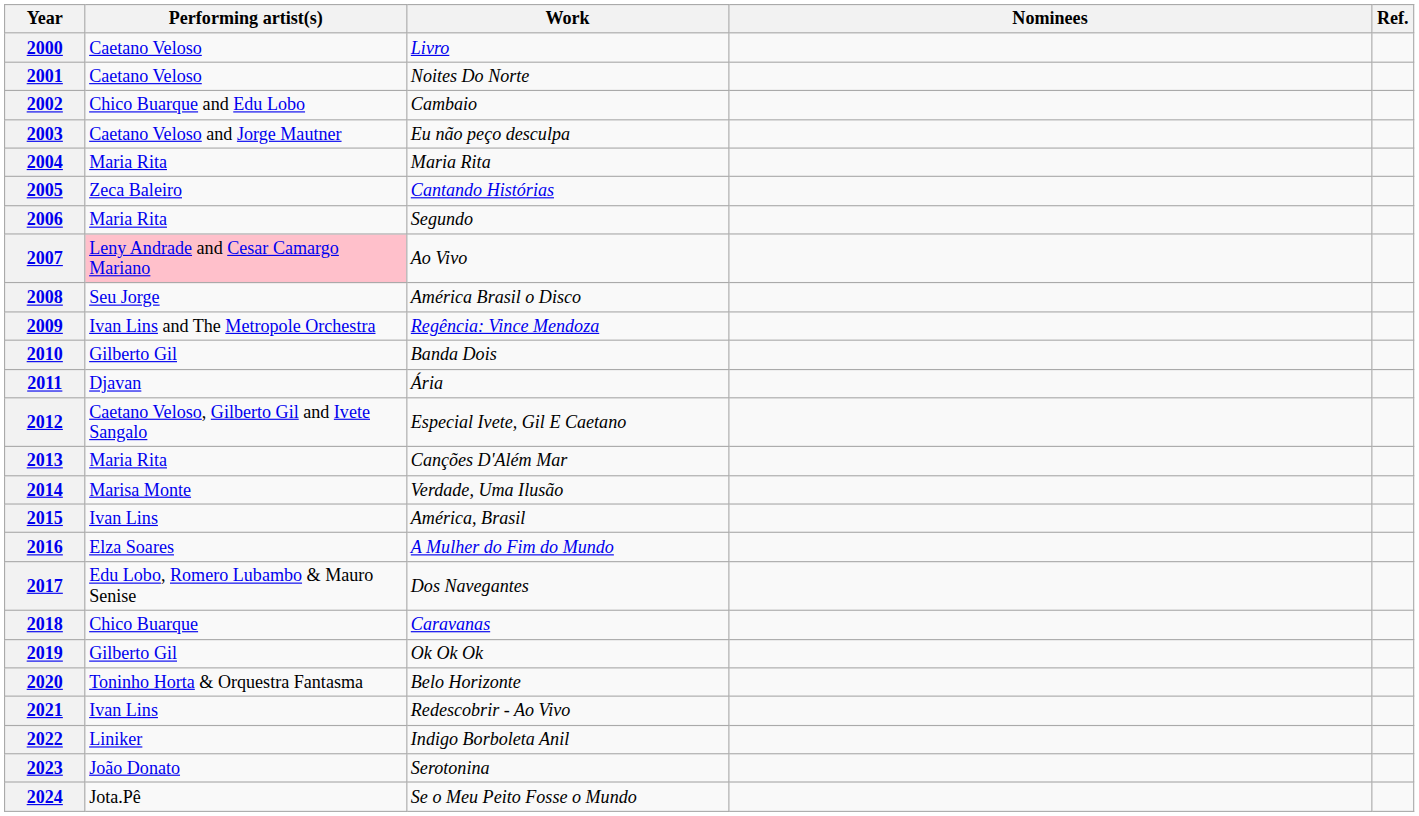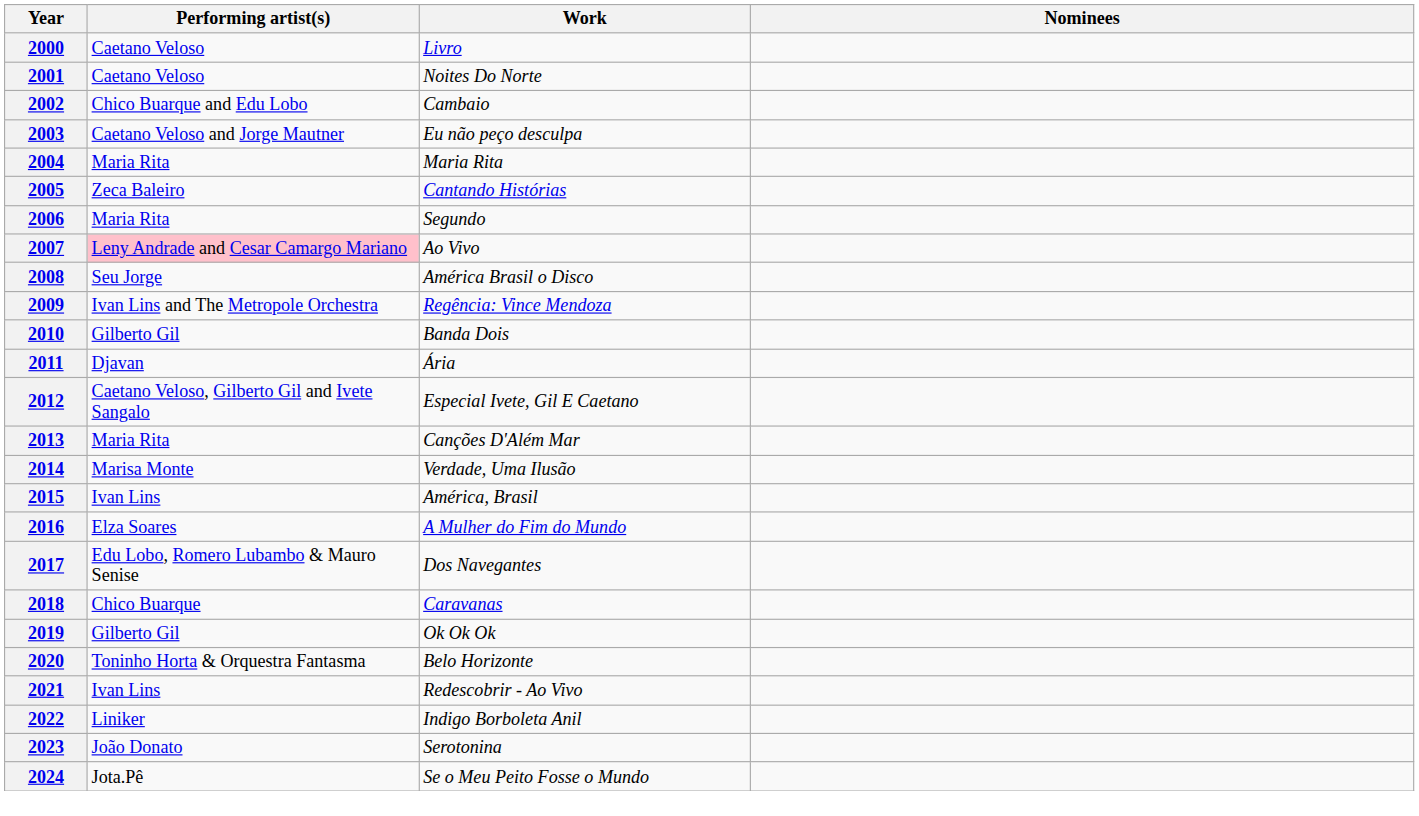- column: (1393, 18)
